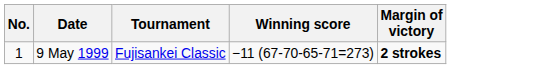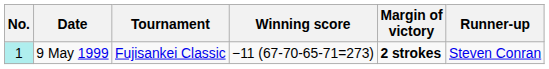+ column: (495, 23)
(19, 53) no background -> (19, 53) paleturquoise background
